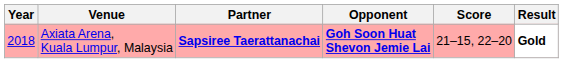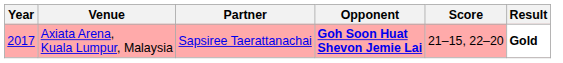(21, 41) 2018 -> (21, 41) 2017
(249, 41) bold -> (245, 41) normal
